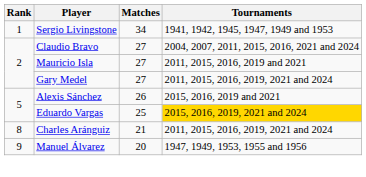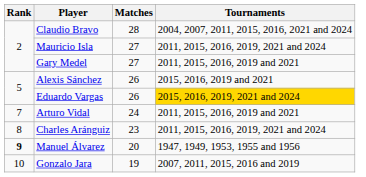- row: (77, 29)
(141, 46) 27 -> (134, 29) 28
(235, 63) 2011, 2015, 2016, 2019 and 2021 -> (242, 46) 2011, 2015, 2016, 2019, 2021 and 2024
(249, 79) 2011, 2015, 2016, 2019, 2021 and 2024 -> (229, 63) 2011, 2015, 2016, 2019 and 2021
(141, 113) 25 -> (134, 96) 26
+ row: (63, 113)
(141, 130) 21 -> (134, 130) 23
(19, 146) normal -> (19, 146) bold
+ row: (64, 163)
